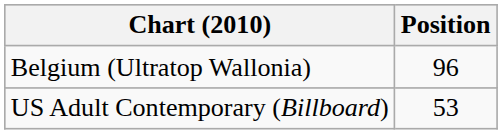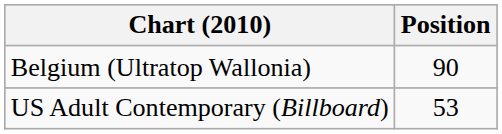(446, 66) 96 -> (446, 66) 90
